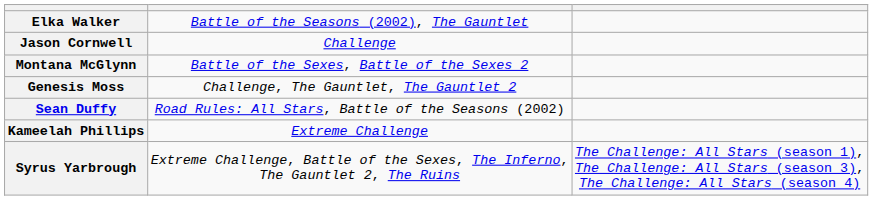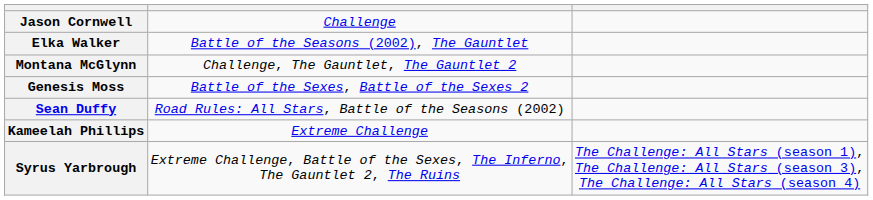rows swapped: (76, 22) <-> (76, 44)
(360, 65) Battle of the Sexes, Battle of the Sexes 2 -> (360, 65) Challenge, The Gauntlet, The Gauntlet 2
(360, 87) Challenge, The Gauntlet, The Gauntlet 2 -> (360, 87) Battle of the Sexes, Battle of the Sexes 2
